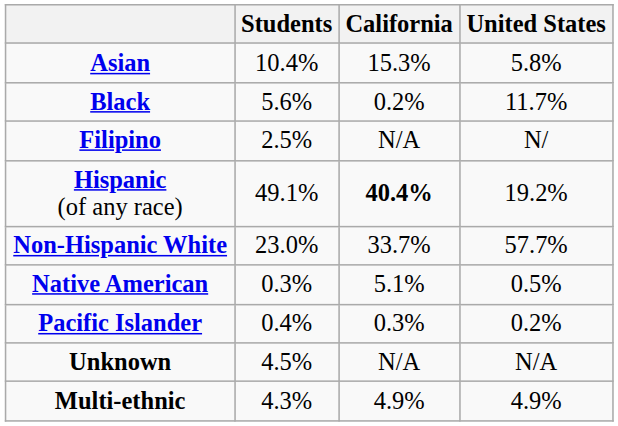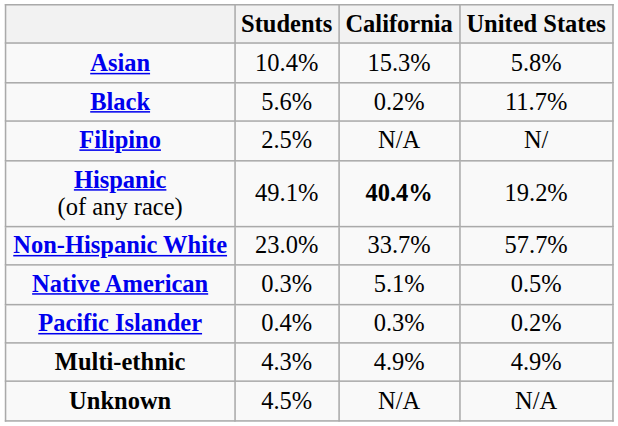rows swapped: (120, 400) <-> (120, 362)
